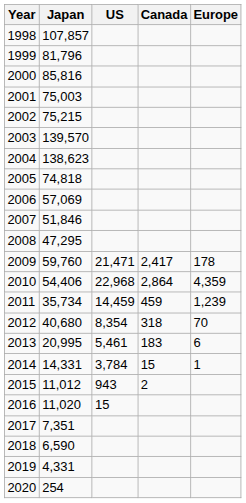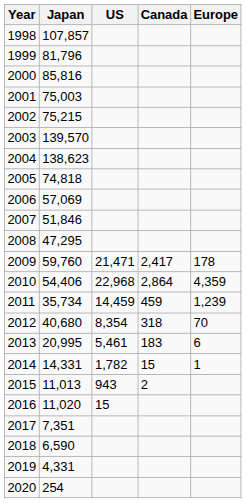(111, 364) 3,784 -> (111, 364) 1,782
(62, 384) 11,012 -> (62, 384) 11,013
